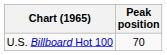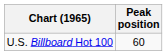(139, 42) 70 -> (139, 42) 60
